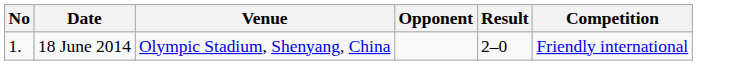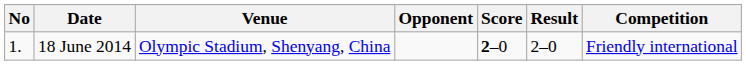+ column: (502, 18)
